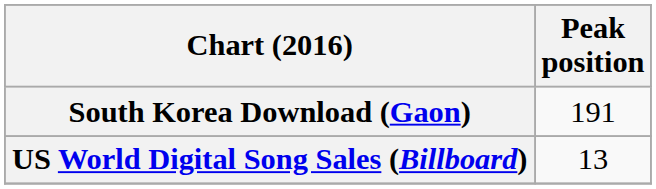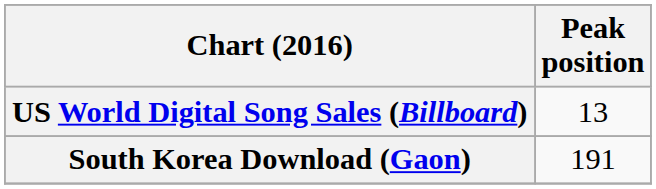rows swapped: (270, 111) <-> (270, 159)
